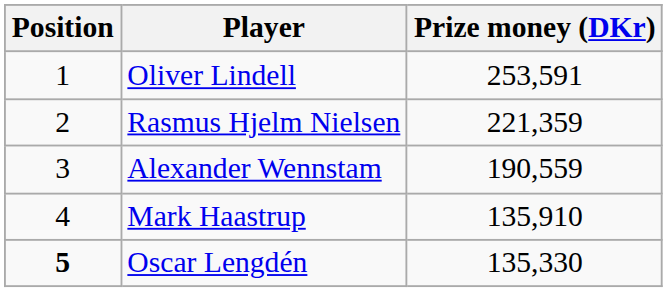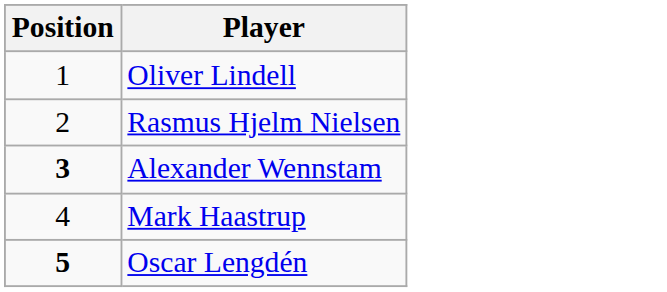- column: (535, 27)
(63, 168) normal -> (63, 168) bold
